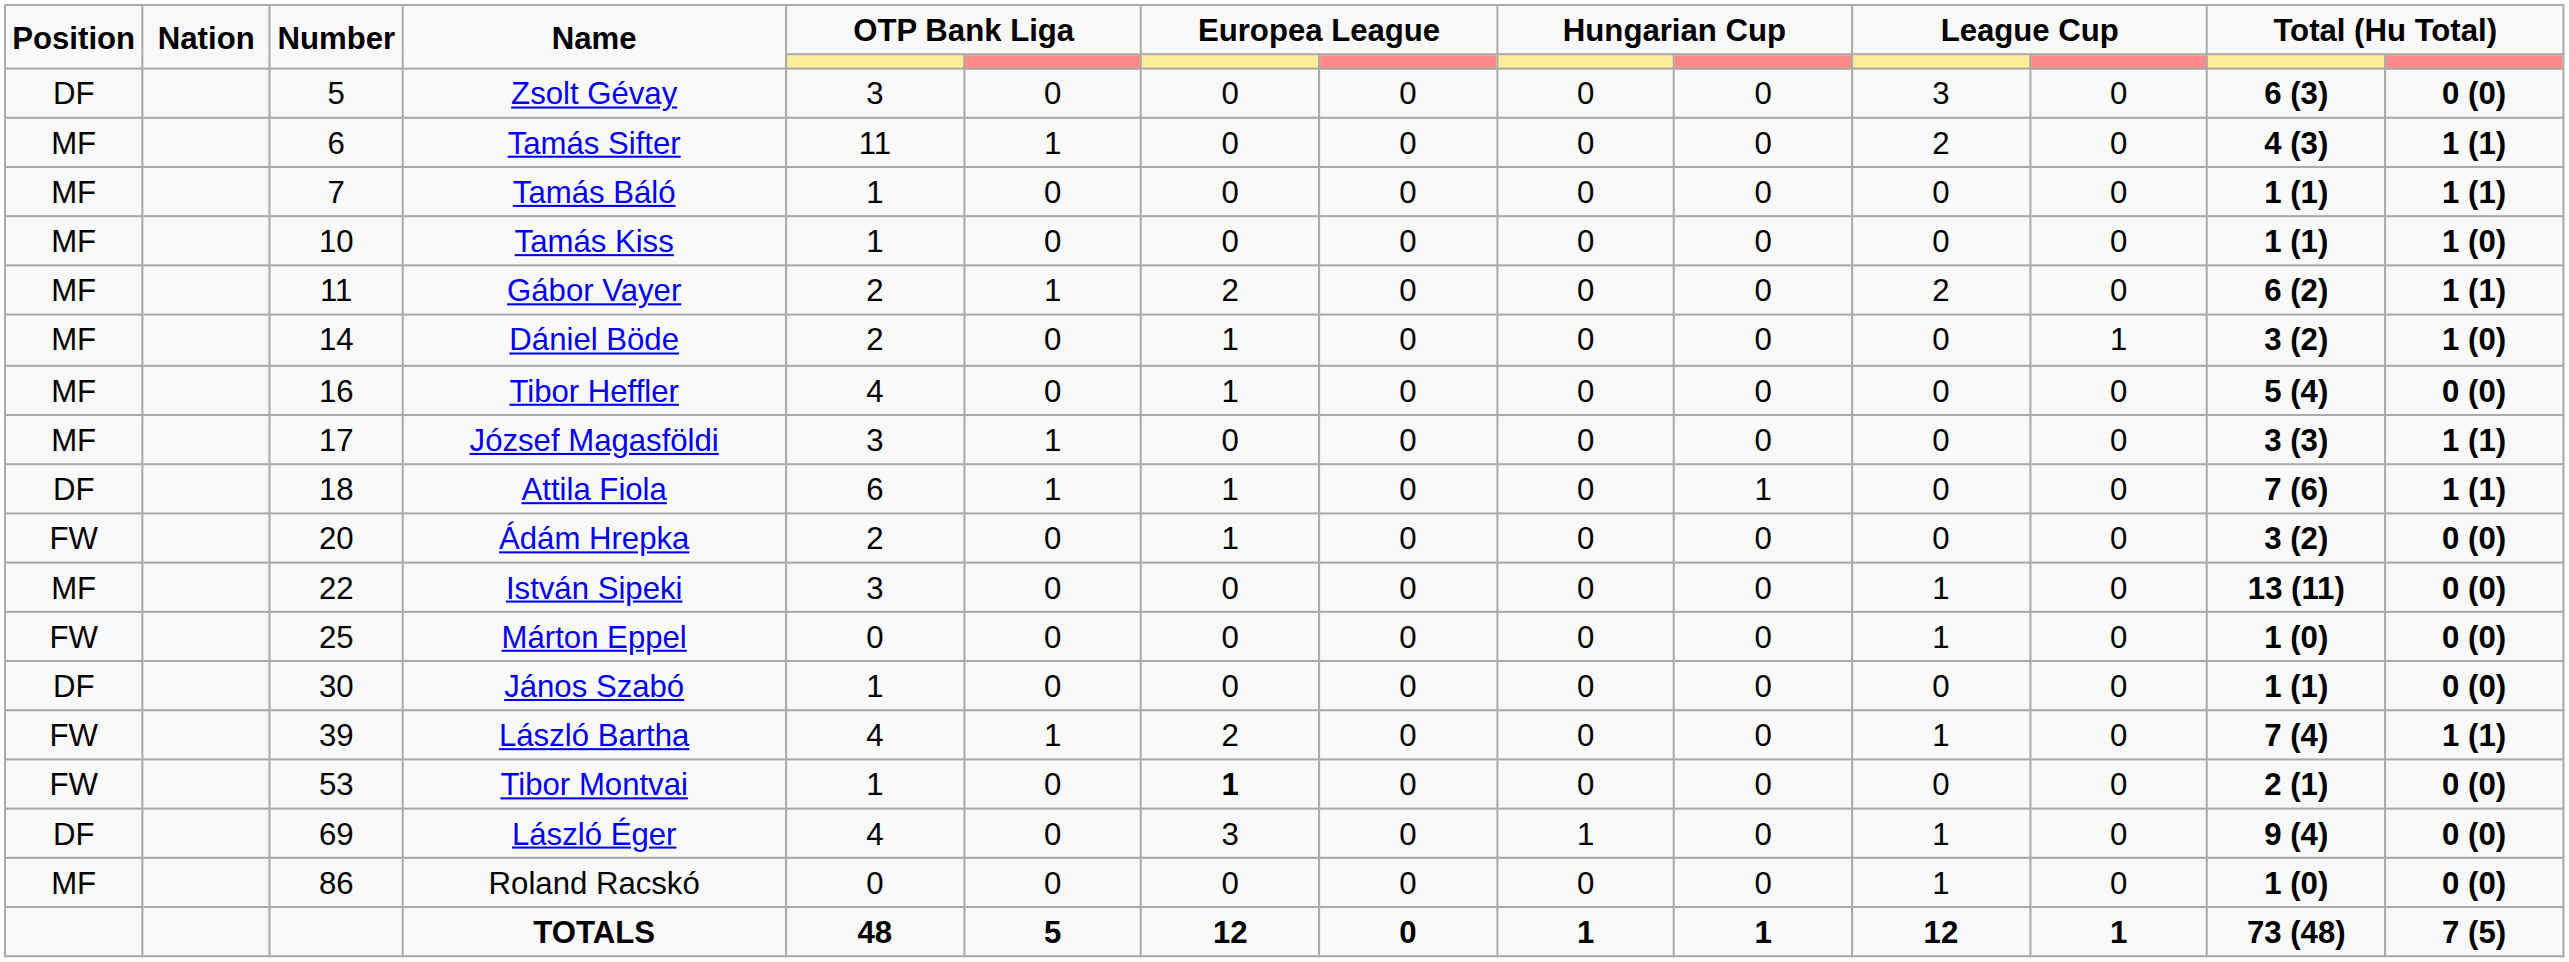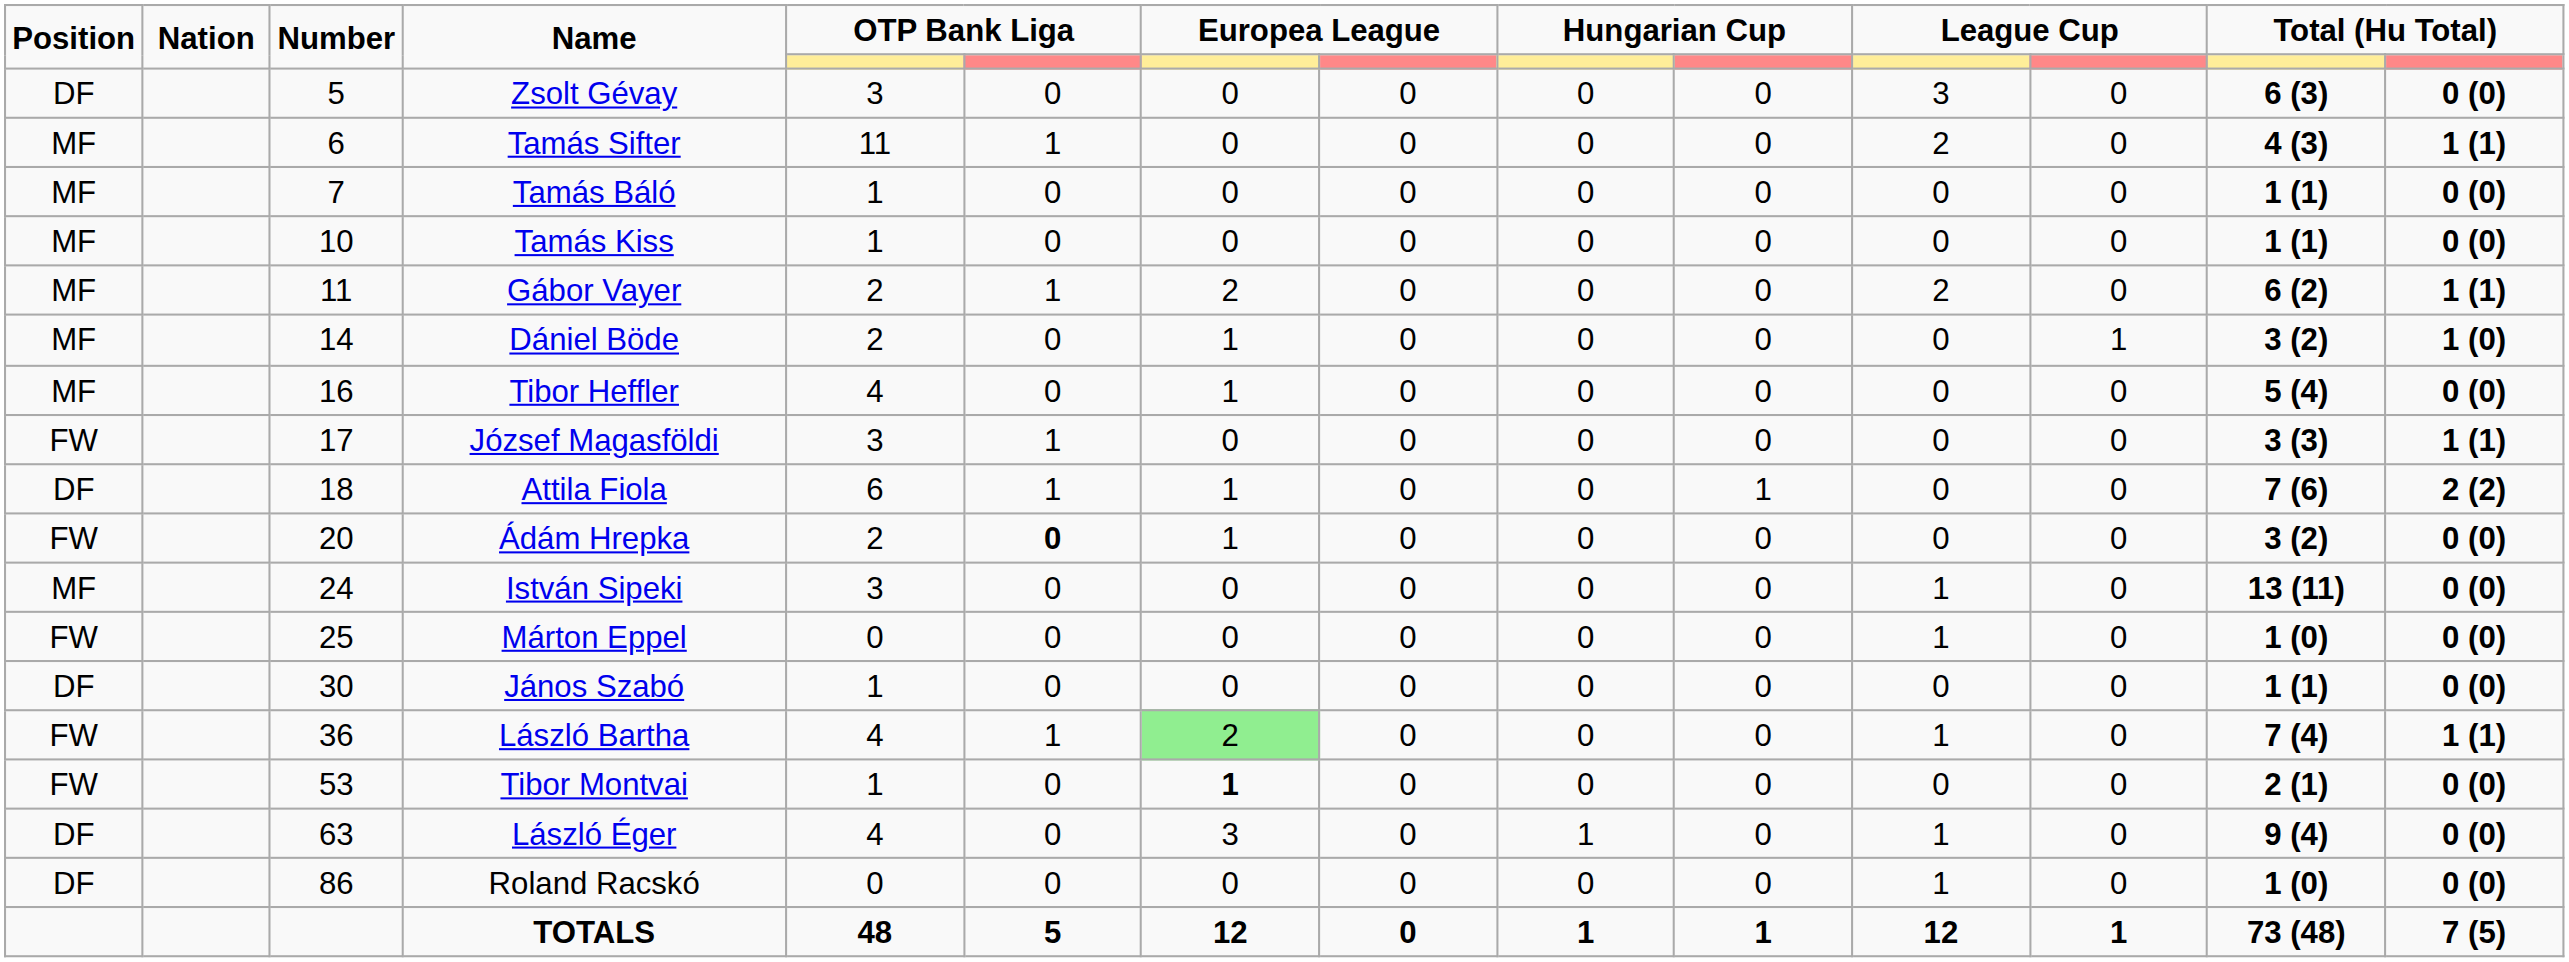(2474, 192) 1 (1) -> (2474, 192) 0 (0)
(2474, 242) 1 (0) -> (2474, 242) 0 (0)
(74, 439) MF -> (74, 439) FW
(2474, 488) 1 (1) -> (2474, 488) 2 (2)
(1053, 538) normal -> (1053, 538) bold
(336, 587) 22 -> (336, 587) 24
(336, 735) 39 -> (336, 735) 36
(1230, 735) no background -> (1230, 735) lightgreen background
(336, 834) 69 -> (336, 834) 63
(74, 883) MF -> (74, 883) DF
